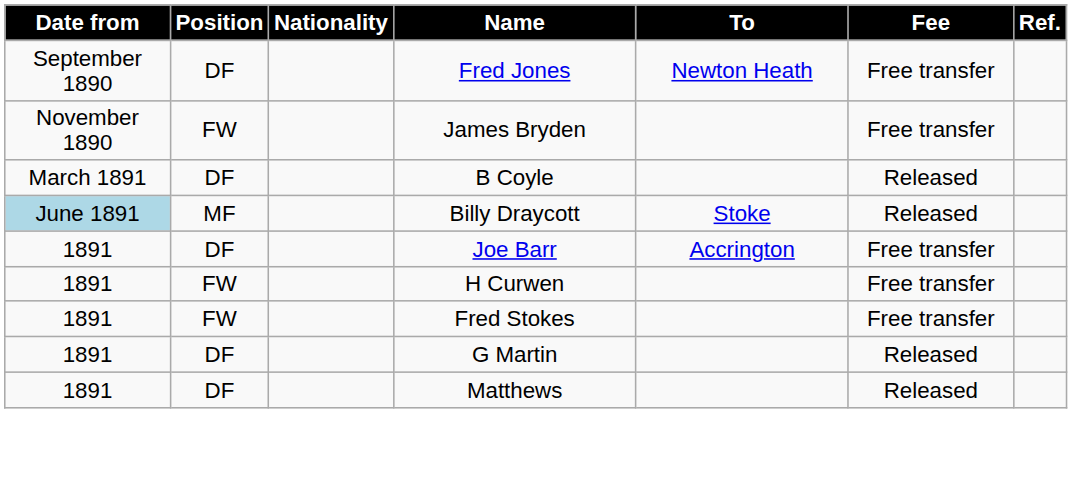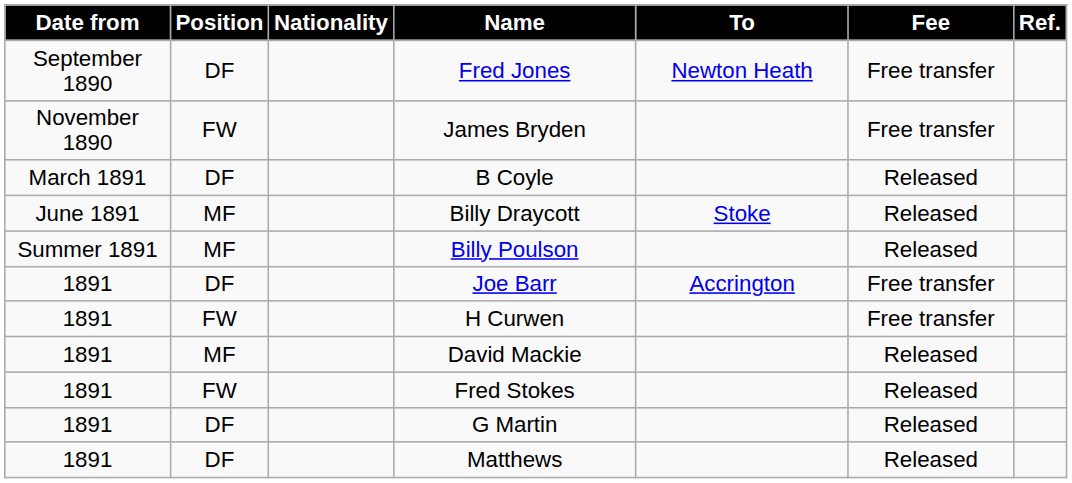(88, 213) lightblue background -> (88, 213) no background
+ row: (515, 249)
+ row: (515, 354)
(931, 319) Free transfer -> (931, 390) Released
